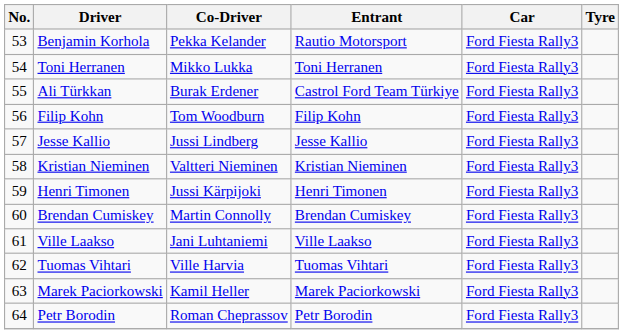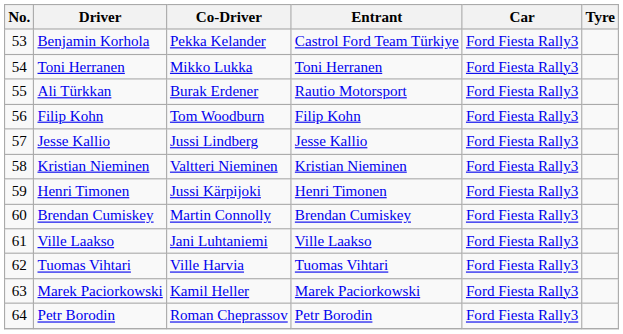(351, 41) Rautio Motorsport -> (377, 41) Castrol Ford Team Türkiye
(377, 91) Castrol Ford Team Türkiye -> (351, 91) Rautio Motorsport
